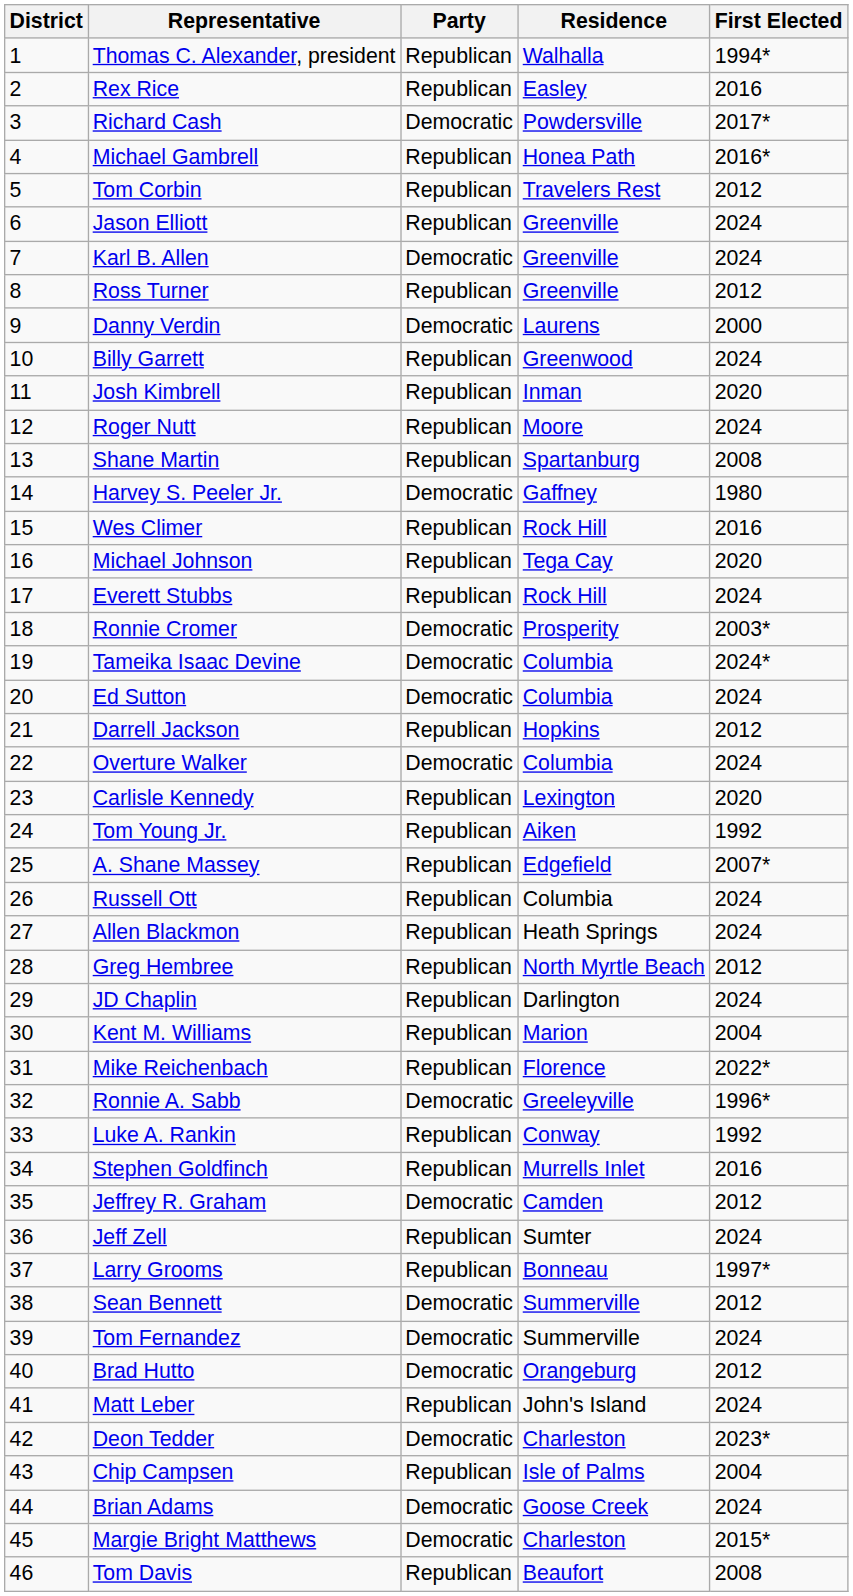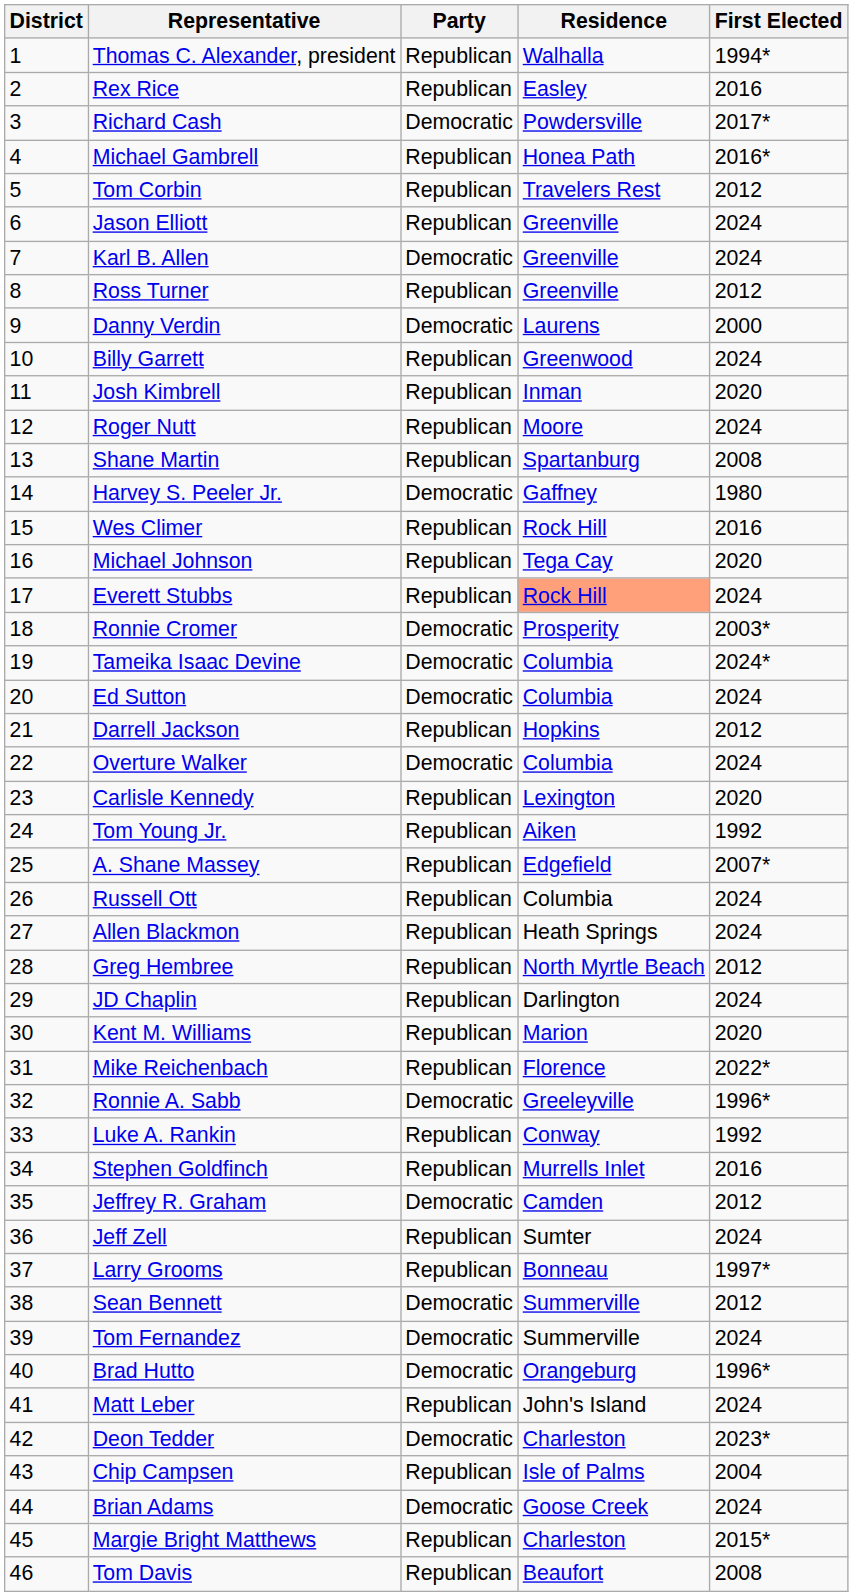(565, 595) no background -> (565, 595) lightsalmon background
(738, 1033) 2004 -> (738, 1033) 2020
(738, 1371) 2012 -> (742, 1371) 1996*
(459, 1540) Democratic -> (459, 1540) Republican
